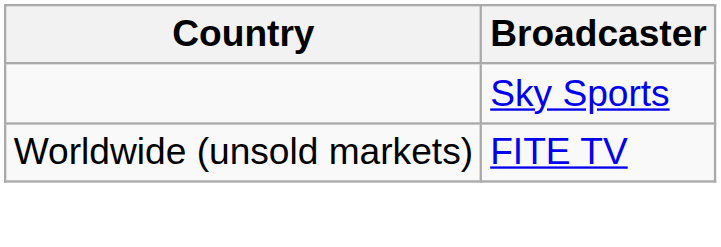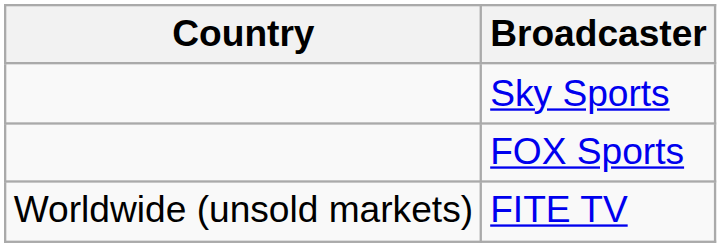+ row: (587, 151)
